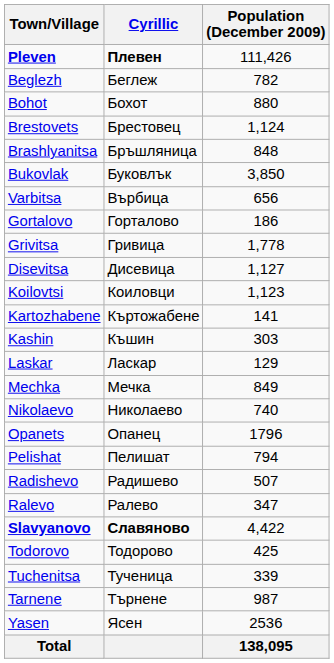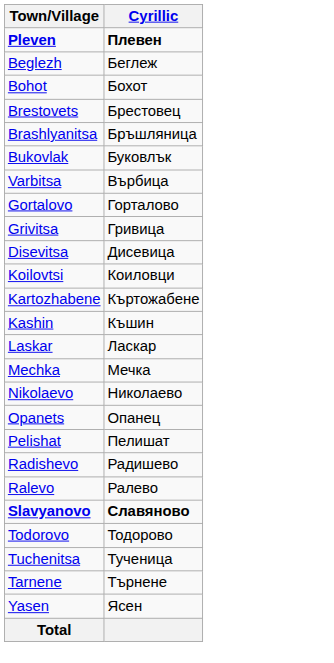- column: (266, 24)
